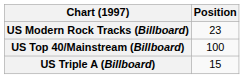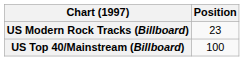- row: (98, 64)
